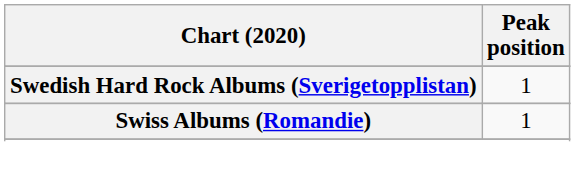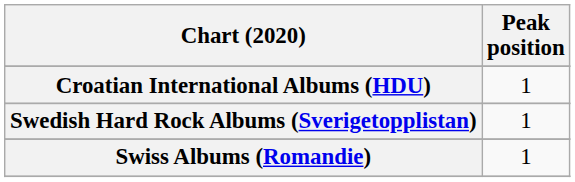+ row: (243, 84)
